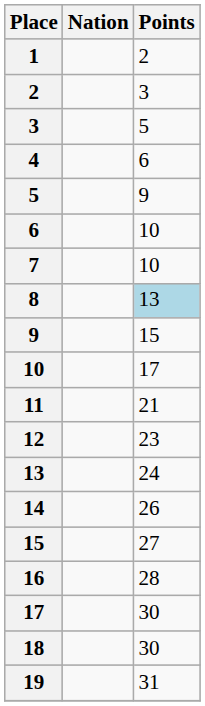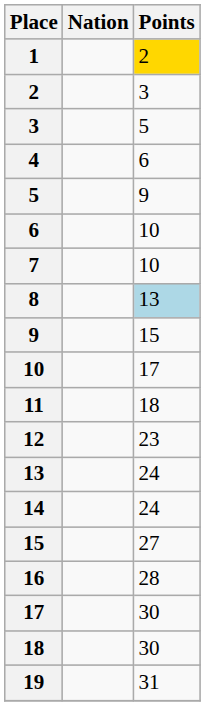(144, 56) no background -> (144, 56) gold background
(149, 404) 21 -> (149, 404) 18
(149, 508) 26 -> (149, 508) 24
